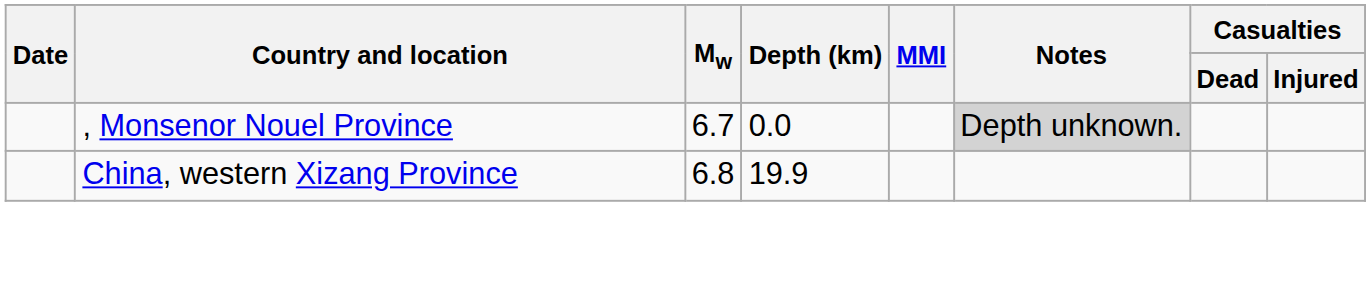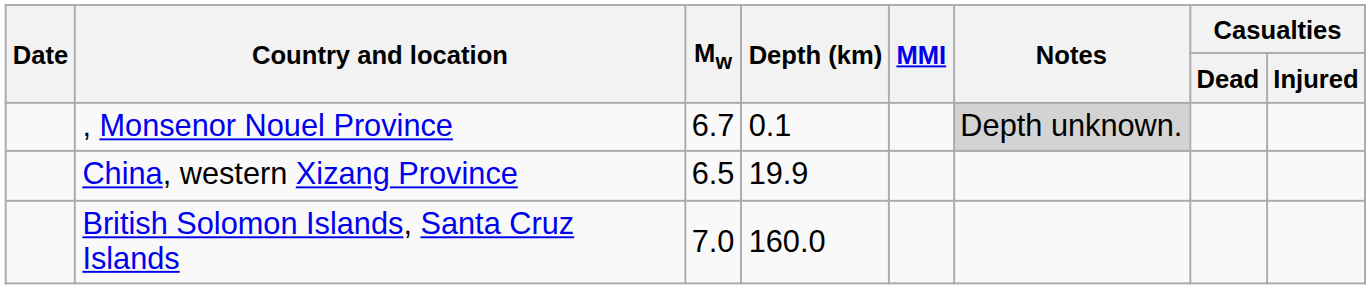(770, 126) 0.0 -> (770, 126) 0.1
(713, 175) 6.8 -> (713, 175) 6.5
+ row: (328, 241)
